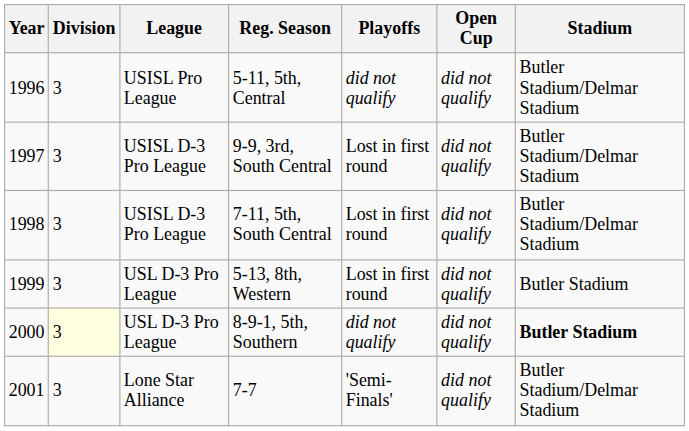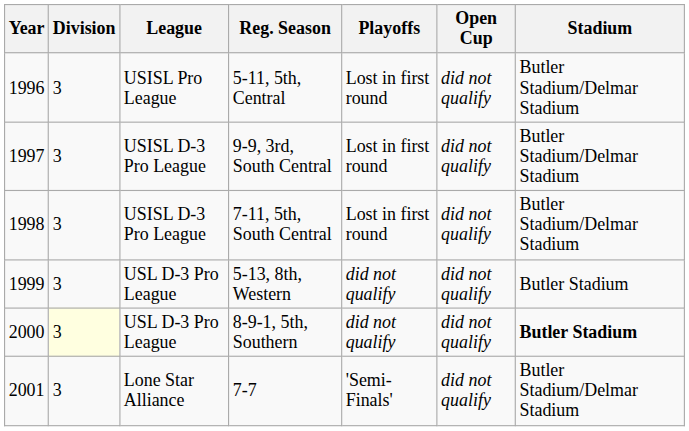(371, 87) did not qualify -> (388, 87) Lost in first round
(388, 283) Lost in first round -> (371, 283) did not qualify
